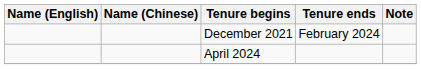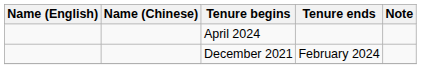rows swapped: (248, 34) <-> (232, 53)
